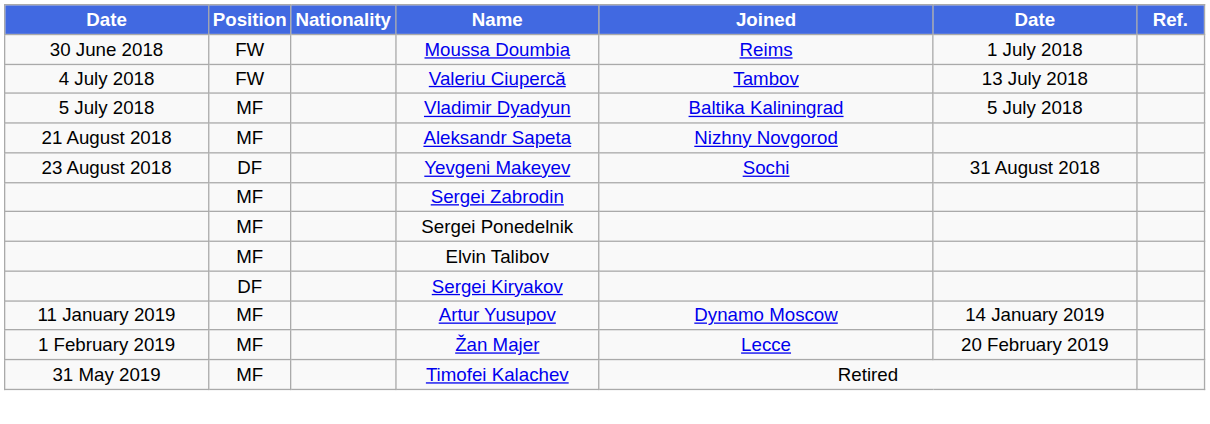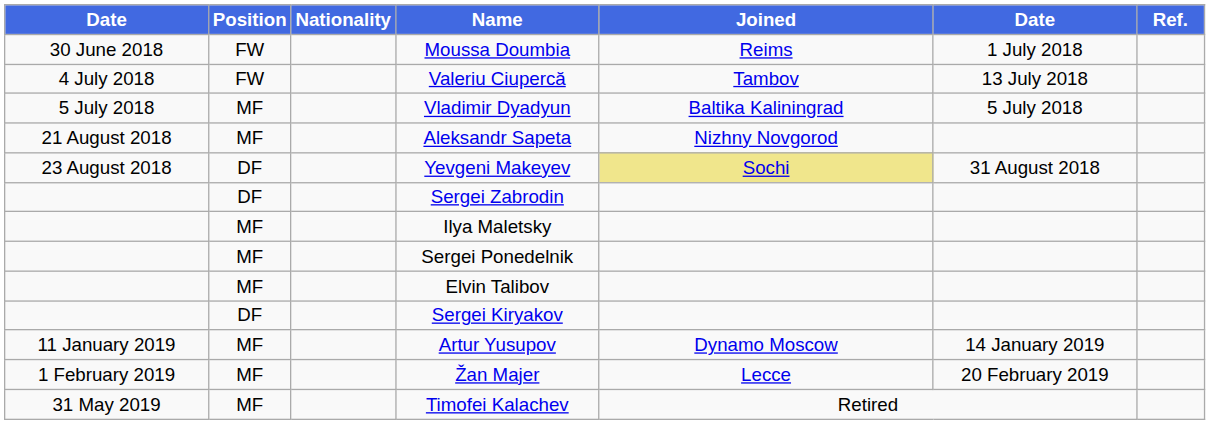(766, 168) no background -> (766, 168) khaki background
(250, 197) MF -> (250, 197) DF
+ row: (497, 227)
